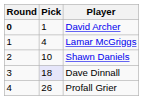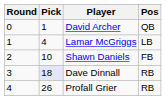+ column: (150, 12)
(9, 27) bold -> (9, 27) normal
